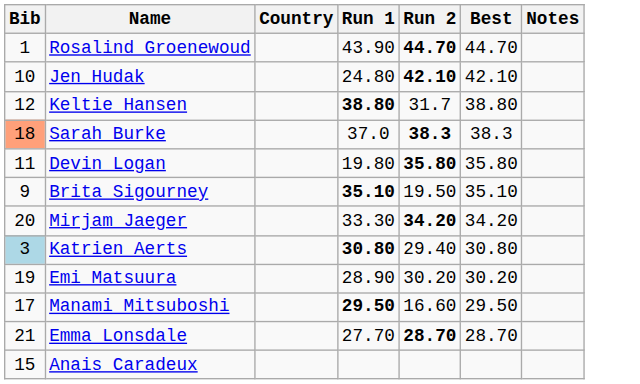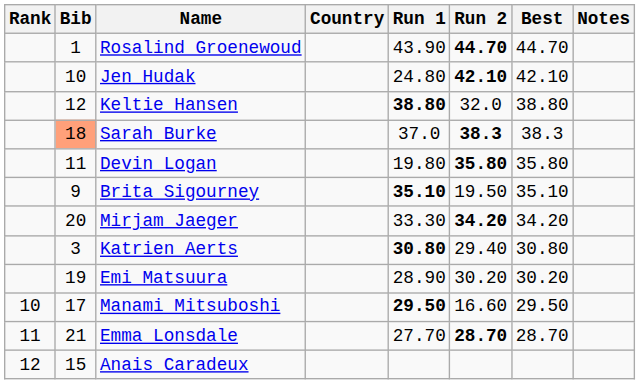+ column: (30, 19)
(430, 106) 31.7 -> (481, 106) 32.0
(25, 250) lightblue background -> (76, 250) no background
